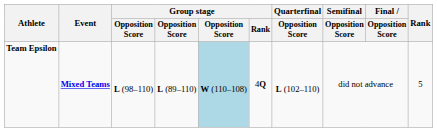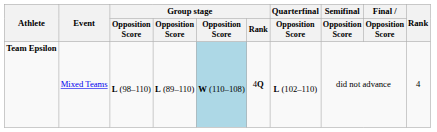(85, 85) bold -> (84, 85) normal
(420, 85) 5 -> (418, 85) 4
